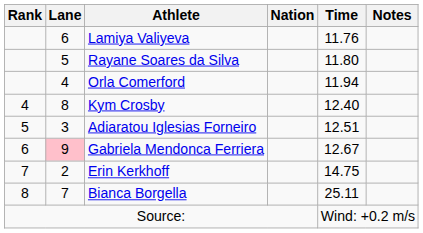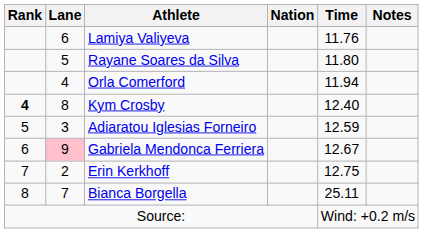(25, 104) normal -> (25, 104) bold
(342, 127) 12.51 -> (342, 127) 12.59
(342, 171) 14.75 -> (342, 171) 12.75
